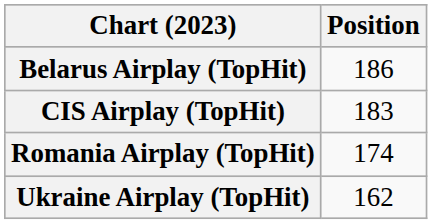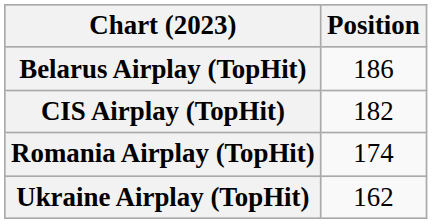(373, 111) 183 -> (373, 111) 182
